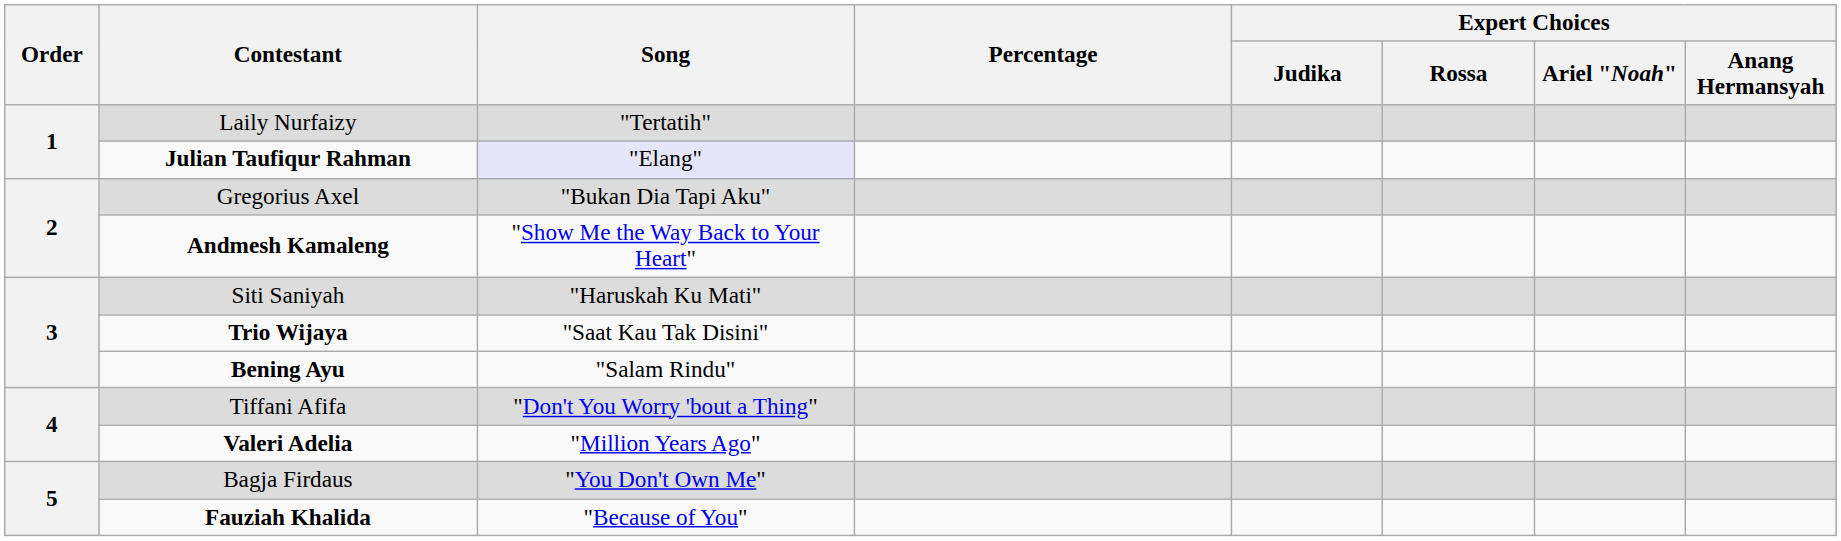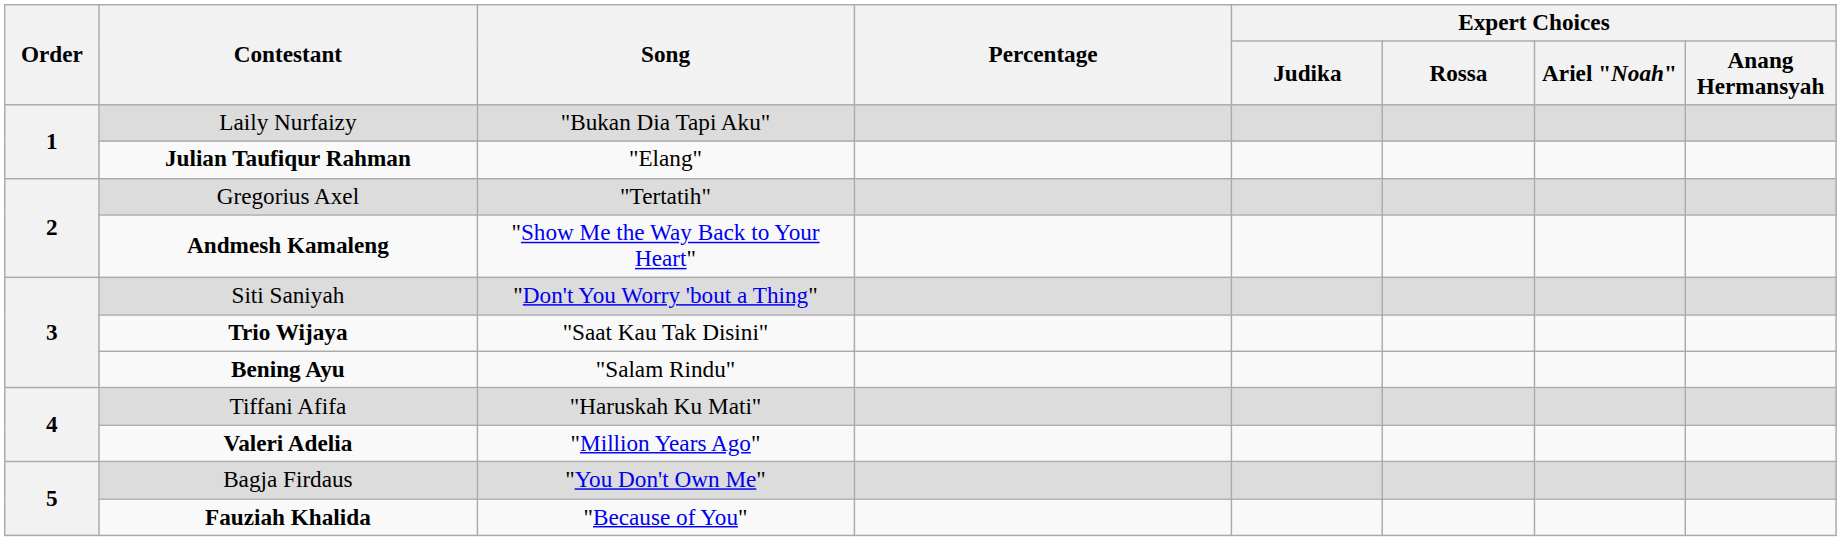(665, 122) "Tertatih" -> (665, 122) "Bukan Dia Tapi Aku"
(665, 159) lavender background -> (665, 159) no background
(665, 196) "Bukan Dia Tapi Aku" -> (665, 196) "Tertatih"
(665, 295) "Haruskah Ku Mati" -> (665, 295) "Don't You Worry 'bout a Thing"
(665, 406) "Don't You Worry 'bout a Thing" -> (665, 406) "Haruskah Ku Mati"
